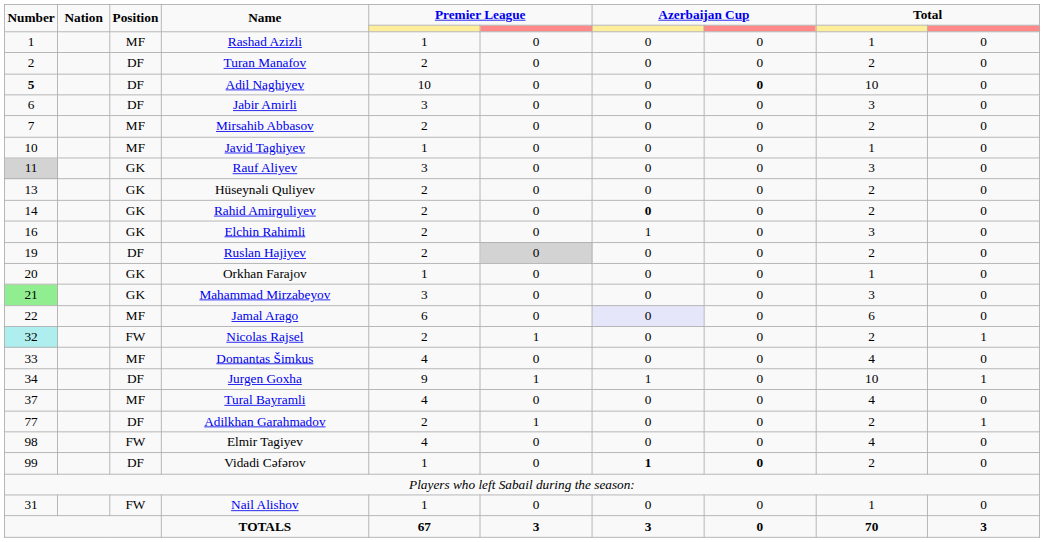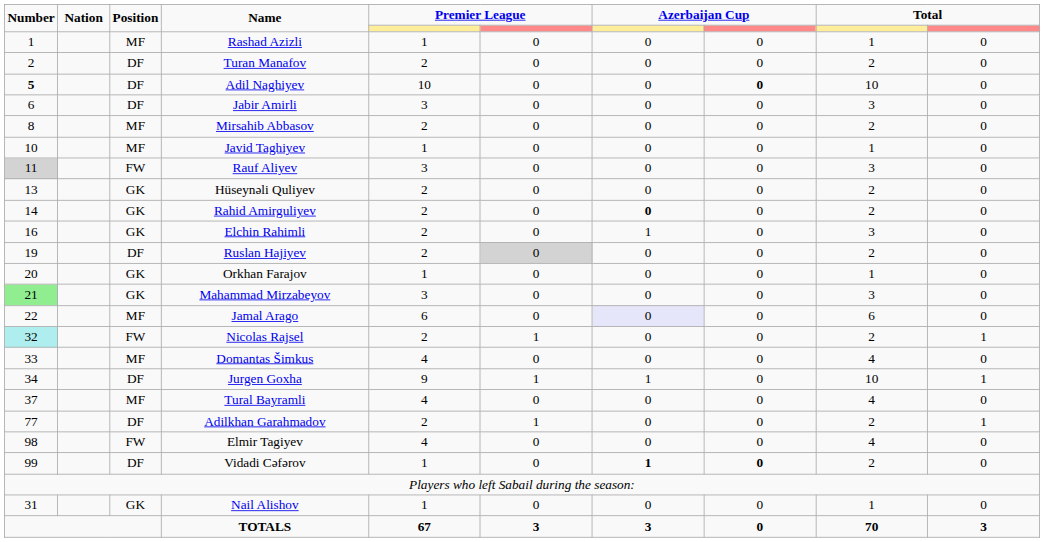(31, 126) 7 -> (31, 126) 8
(135, 168) GK -> (135, 168) FW
(135, 505) FW -> (135, 505) GK
